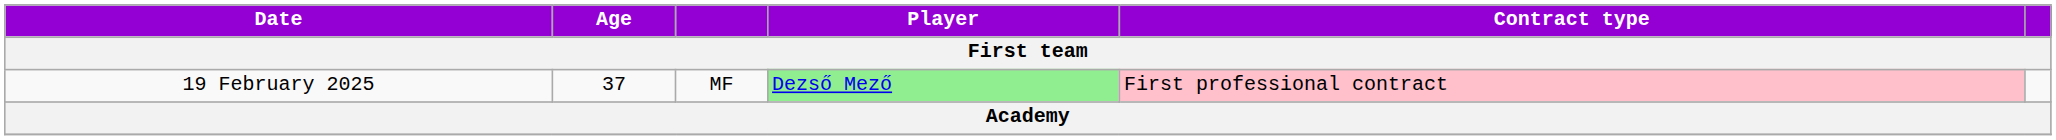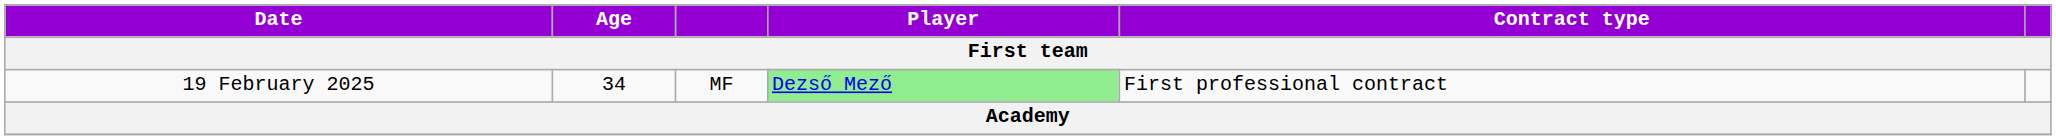(614, 86) 37 -> (614, 86) 34
(1286, 86) pink background -> (1286, 86) no background
